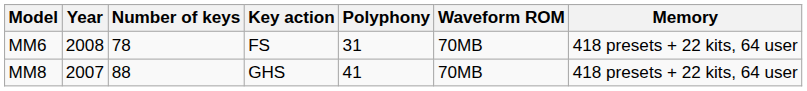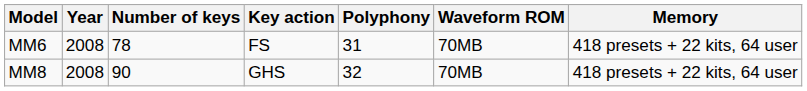(85, 72) 2007 -> (85, 72) 2008
(121, 72) 88 -> (121, 72) 90
(352, 72) 41 -> (352, 72) 32
